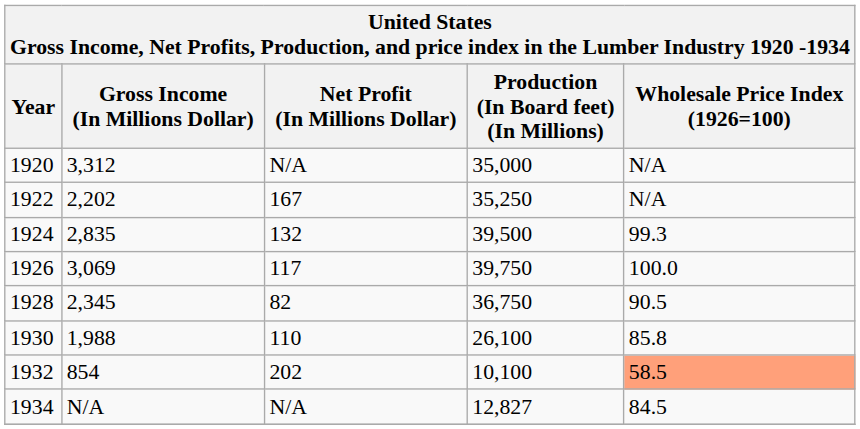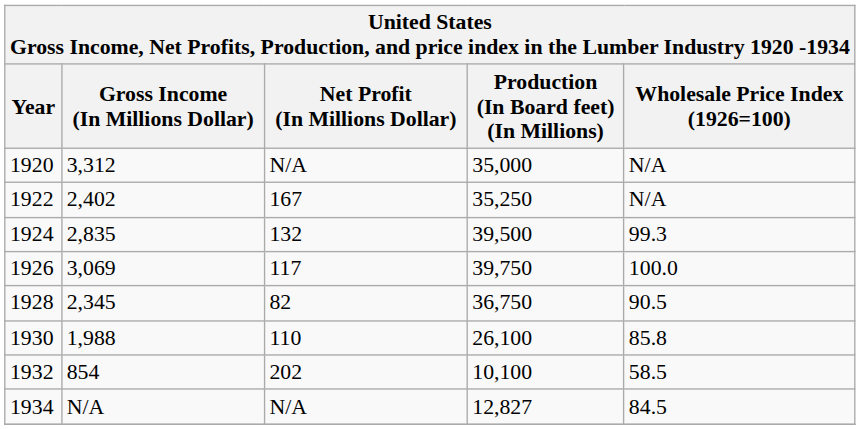(91, 199) 2,202 -> (91, 199) 2,402
(648, 372) lightsalmon background -> (648, 372) no background
